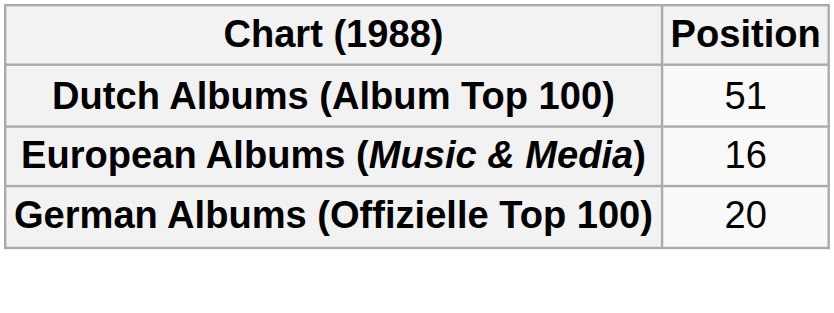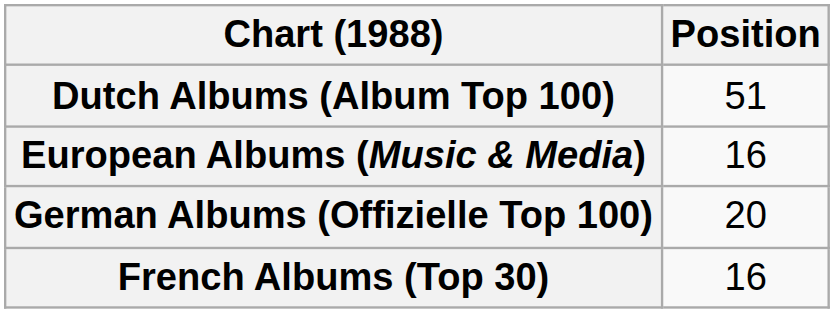+ row: (333, 276)
